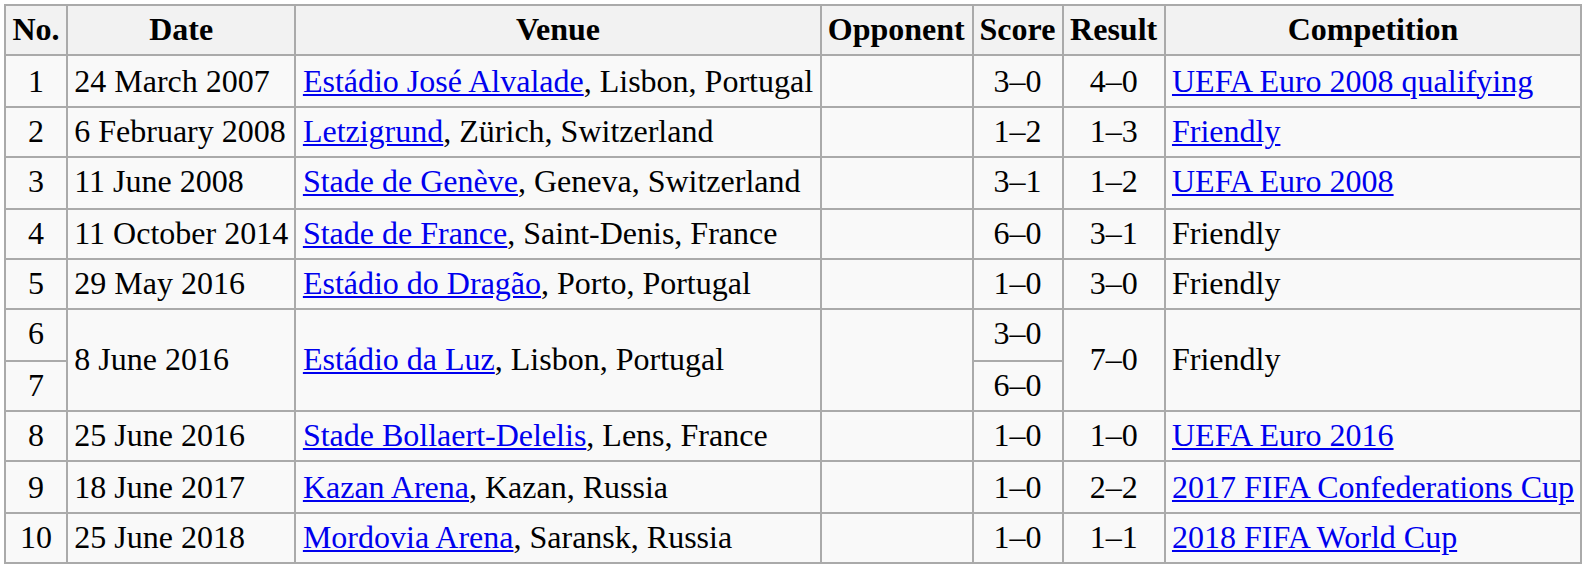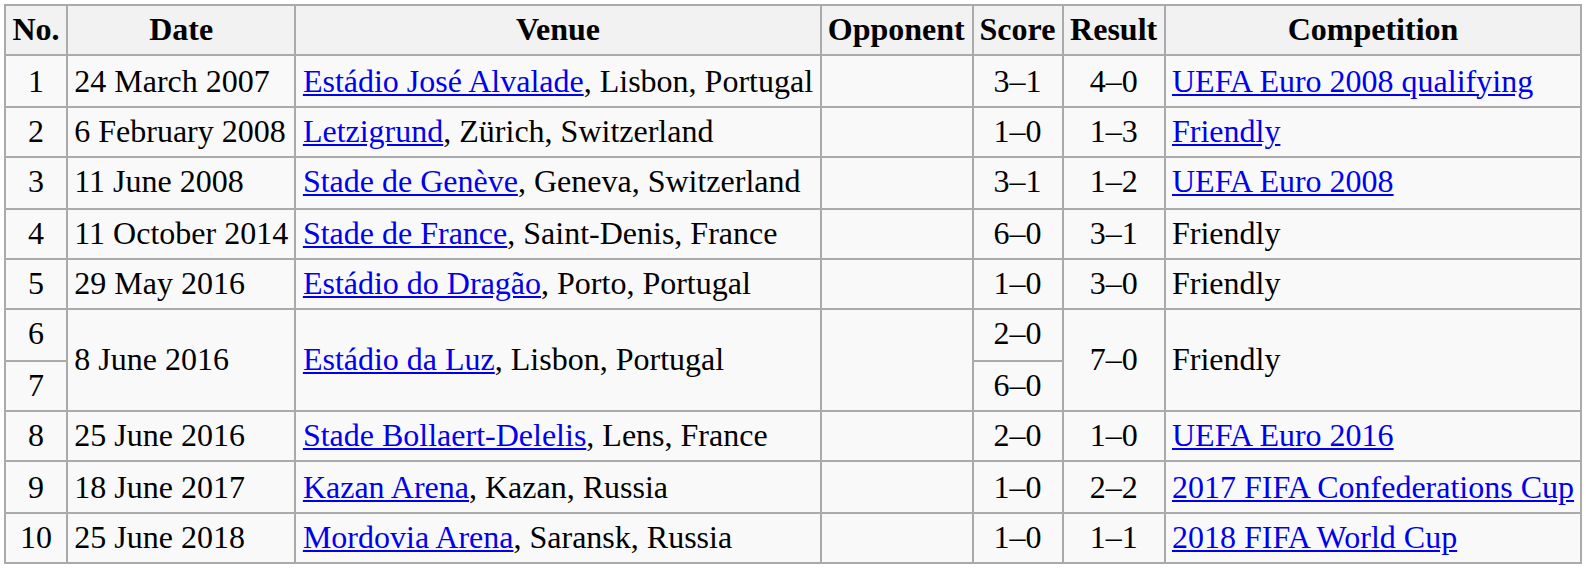(1017, 80) 3–0 -> (1017, 80) 3–1
(1017, 131) 1–2 -> (1017, 131) 1–0
(1017, 334) 3–0 -> (1017, 334) 2–0
(1017, 435) 1–0 -> (1017, 435) 2–0
